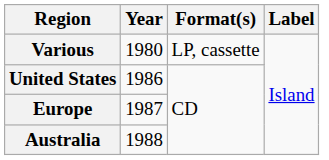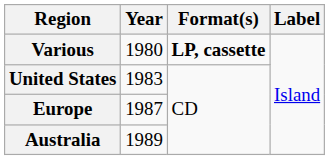(216, 49) normal -> (218, 49) bold
(144, 79) 1986 -> (144, 79) 1983
(144, 139) 1988 -> (144, 139) 1989
